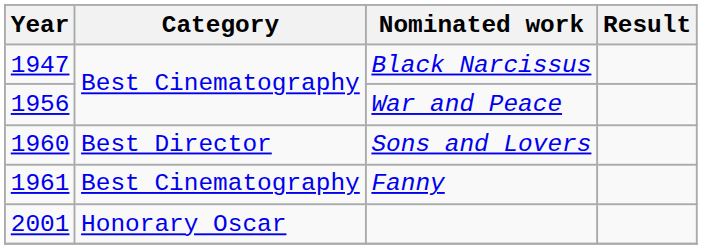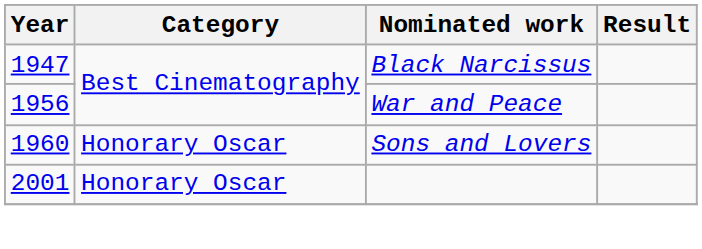(176, 144) Best Director -> (184, 144) Honorary Oscar
- row: (40, 184)
